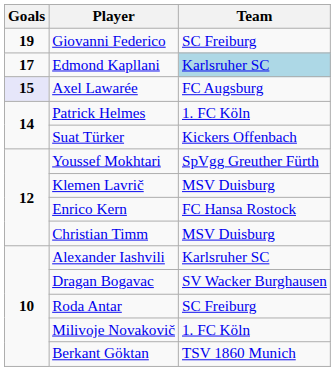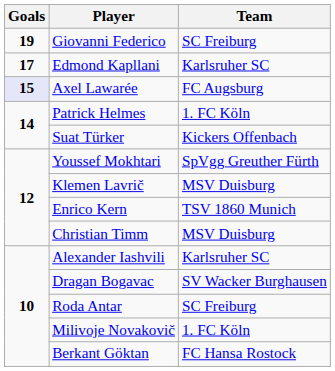(226, 64) lightblue background -> (226, 64) no background
(239, 209) FC Hansa Rostock -> (239, 209) TSV 1860 Munich
(239, 354) TSV 1860 Munich -> (239, 354) FC Hansa Rostock
